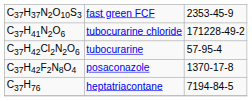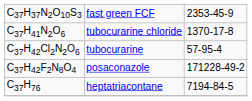(216, 31) 171228-49-2 -> (210, 31) 1370-17-8
(210, 68) 1370-17-8 -> (216, 68) 171228-49-2
